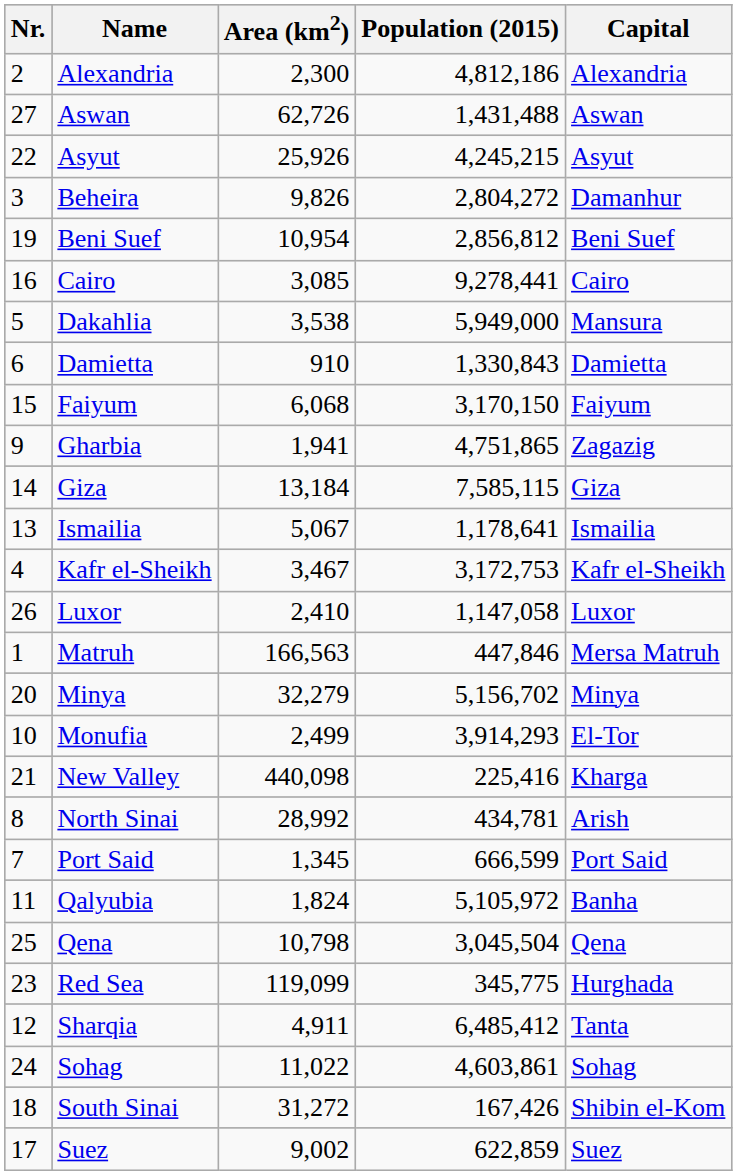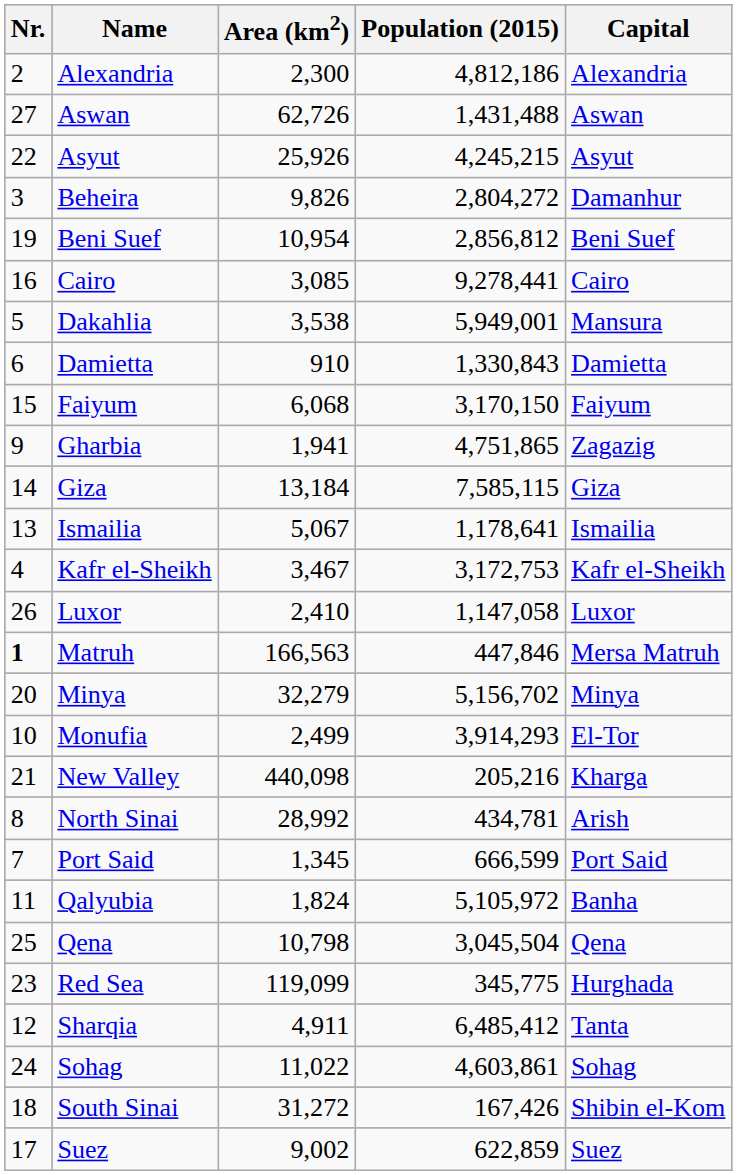(507, 321) 5,949,000 -> (507, 321) 5,949,001
(17, 652) normal -> (17, 652) bold
(517, 776) 225,416 -> (517, 776) 205,216
